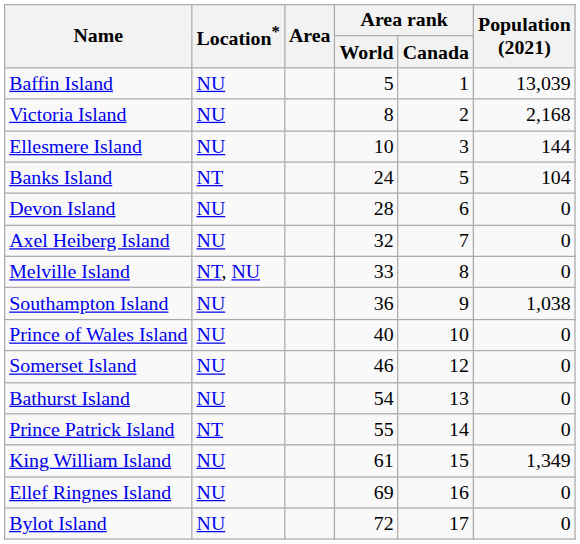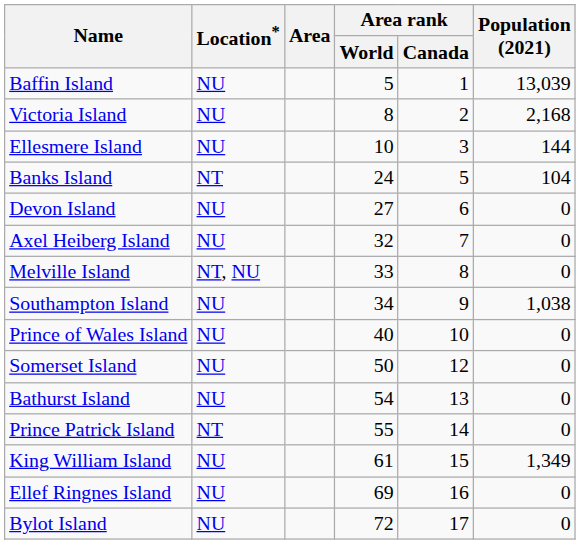(384, 209) 28 -> (384, 209) 27
(384, 303) 36 -> (384, 303) 34
(384, 366) 46 -> (384, 366) 50
